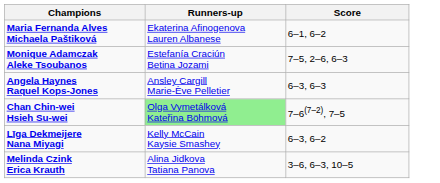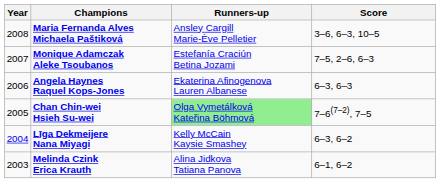+ column: (18, 12)
(196, 33) Ekaterina Afinogenova Lauren Albanese -> (215, 33) Ansley Cargill Marie-Ève Pelletier
(307, 33) 6–1, 6–2 -> (347, 33) 3–6, 6–3, 10–5
(189, 86) Ansley Cargill Marie-Ève Pelletier -> (223, 86) Ekaterina Afinogenova Lauren Albanese
(320, 165) 3–6, 6–3, 10–5 -> (333, 165) 6–1, 6–2
